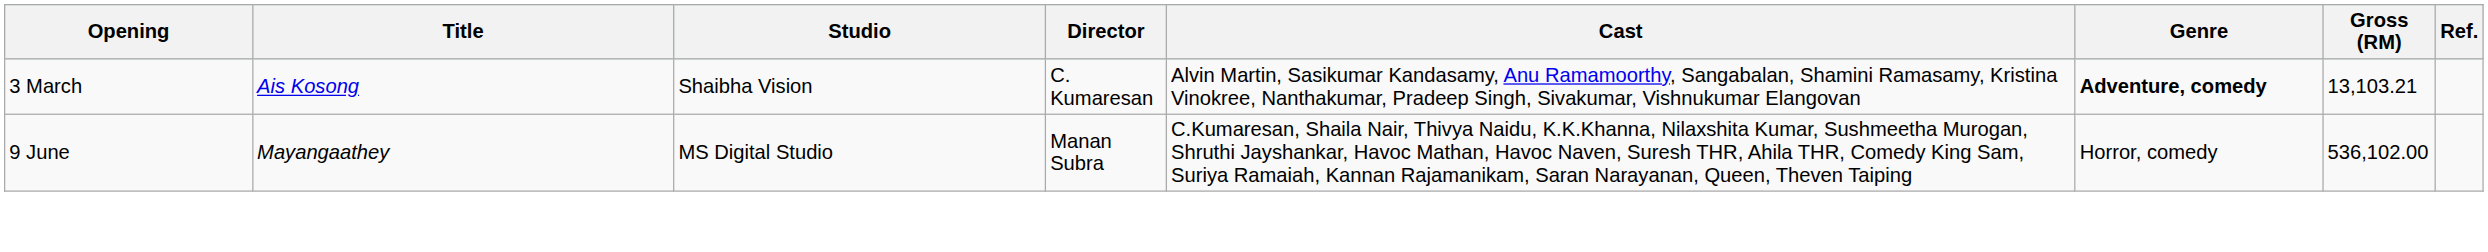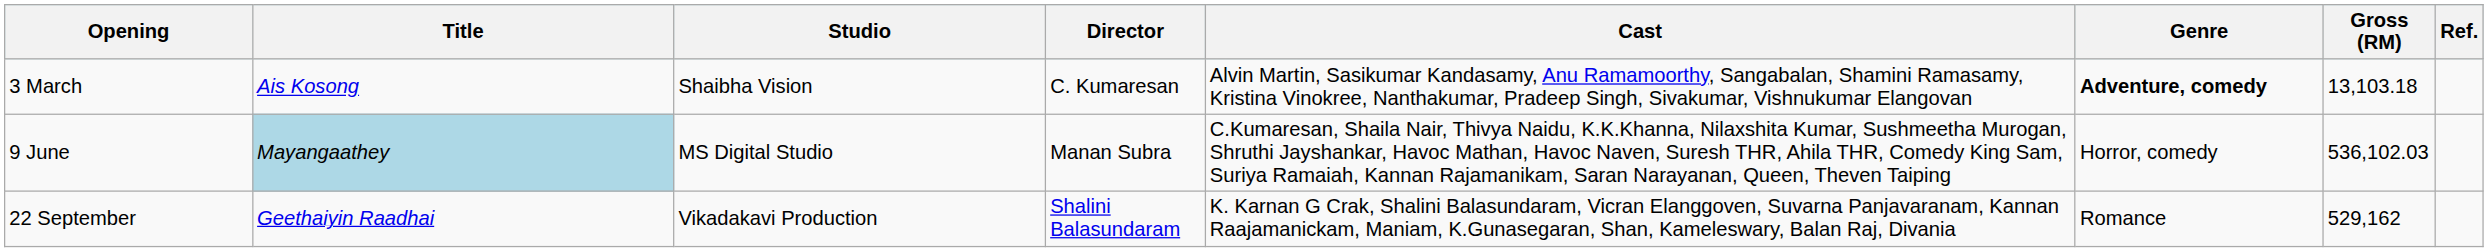(2372, 86) 13,103.21 -> (2373, 86) 13,103.18
(323, 152) no background -> (323, 152) lightblue background
(2378, 152) 536,102.00 -> (2378, 152) 536,102.03
+ row: (73, 218)
